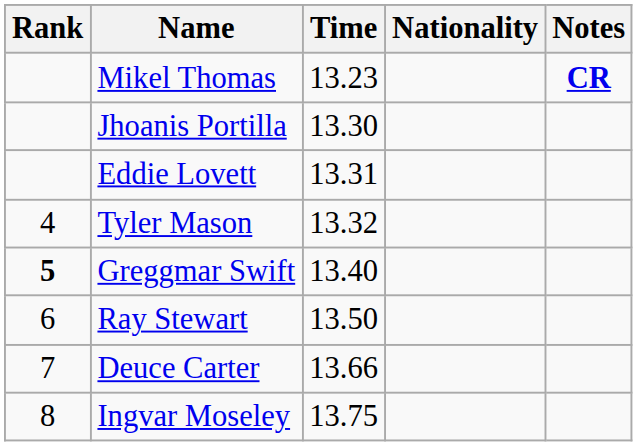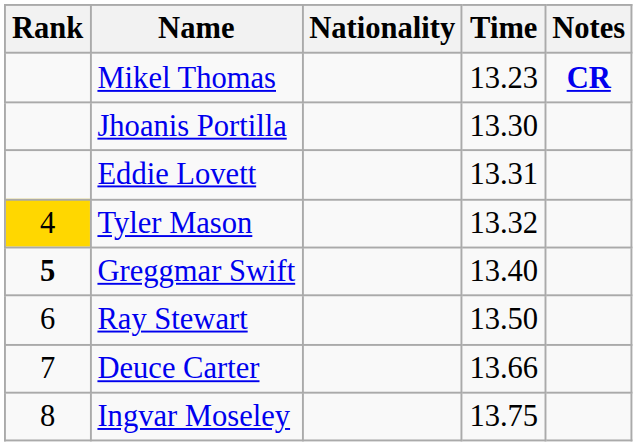columns swapped: (465, 28) <-> (344, 28)
(48, 222) no background -> (48, 222) gold background
